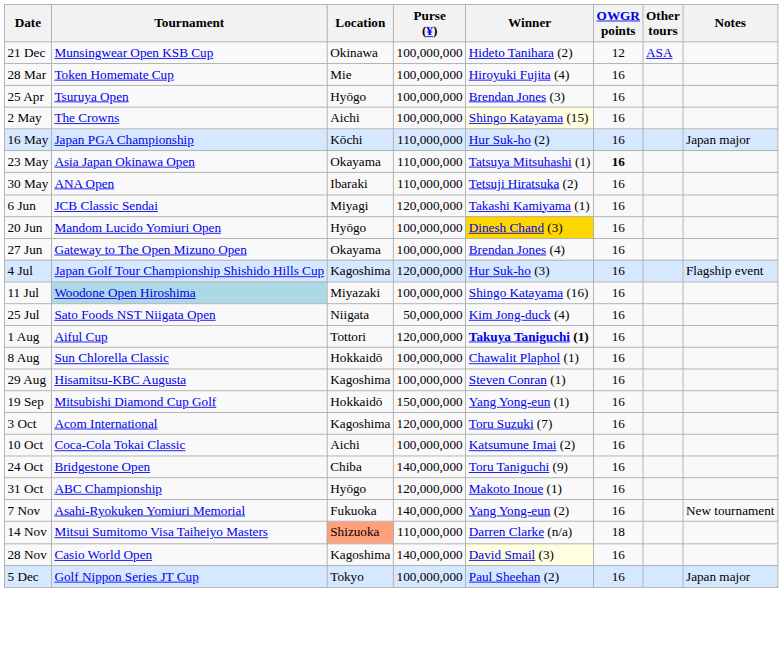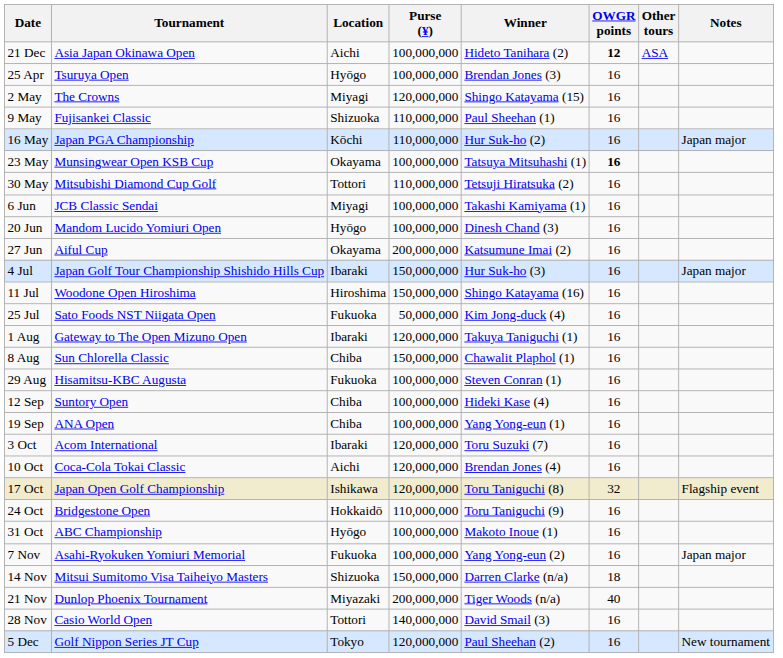(134, 53) Munsingwear Open KSB Cup -> (125, 53) Asia Japan Okinawa Open
(354, 53) Okinawa -> (345, 53) Aichi
(618, 53) normal -> (614, 53) bold
- row: (27, 74)
(345, 118) Aichi -> (349, 96) Miyagi
(430, 118) 100,000,000 -> (425, 96) 120,000,000
(529, 118) lightyellow background -> (524, 96) no background
+ row: (25, 118)
(125, 162) Asia Japan Okinawa Open -> (134, 162) Munsingwear Open KSB Cup
(430, 162) 110,000,000 -> (425, 162) 100,000,000
(84, 183) ANA Open -> (135, 183) Mitsubishi Diamond Cup Golf
(349, 183) Ibaraki -> (348, 183) Tottori
(430, 205) 120,000,000 -> (425, 205) 100,000,000
(516, 227) gold background -> (511, 227) no background
(151, 249) Gateway to The Open Mizuno Open -> (81, 249) Aiful Cup
(430, 249) 100,000,000 -> (425, 249) 200,000,000
(517, 249) Brendan Jones (4) -> (518, 249) Katsumune Imai (2)
(360, 271) Kagoshima -> (349, 271) Ibaraki
(430, 271) 120,000,000 -> (425, 271) 150,000,000
(725, 271) Flagship event -> (714, 271) Japan major
(125, 292) lightblue background -> (125, 292) no background
(355, 292) Miyazaki -> (358, 292) Hiroshima
(430, 292) 100,000,000 -> (425, 292) 150,000,000
(350, 314) Niigata -> (353, 314) Fukuoka
(81, 336) Aiful Cup -> (151, 336) Gateway to The Open Mizuno Open
(348, 336) Tottori -> (349, 336) Ibaraki
(529, 336) bold -> (521, 336) normal
(356, 358) Hokkaidō -> (346, 358) Chiba
(430, 358) 100,000,000 -> (425, 358) 150,000,000
(360, 380) Kagoshima -> (353, 380) Fukuoka
+ row: (26, 401)
(135, 401) Mitsubishi Diamond Cup Golf -> (84, 423) ANA Open
(356, 401) Hokkaidō -> (346, 423) Chiba
(430, 401) 150,000,000 -> (425, 423) 100,000,000
(360, 423) Kagoshima -> (349, 445) Ibaraki
(430, 445) 100,000,000 -> (425, 467) 120,000,000
(522, 445) Katsumune Imai (2) -> (512, 467) Brendan Jones (4)
+ row: (25, 489)
(346, 467) Chiba -> (356, 510) Hokkaidō
(430, 467) 140,000,000 -> (425, 510) 110,000,000
(430, 489) 120,000,000 -> (425, 532) 100,000,000
(430, 510) 140,000,000 -> (425, 554) 100,000,000
(730, 510) New tournament -> (714, 554) Japan major
(355, 532) lightsalmon background -> (355, 576) no background
(430, 532) 110,000,000 -> (425, 576) 150,000,000
+ row: (27, 598)
(360, 554) Kagoshima -> (348, 619) Tottori
(511, 554) lightyellow background -> (507, 619) no background
(430, 576) 100,000,000 -> (425, 641) 120,000,000
(718, 576) Japan major -> (726, 641) New tournament
